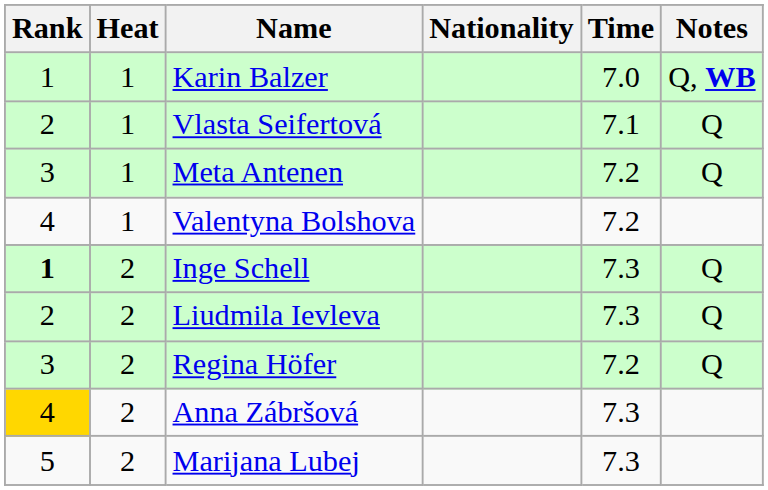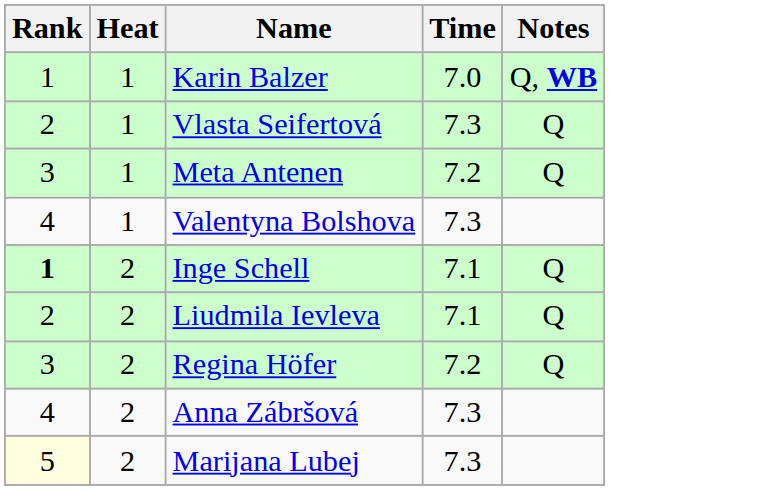- column: (501, 28)
(621, 124) 7.1 -> (463, 124) 7.3
(621, 220) 7.2 -> (463, 220) 7.3
(621, 268) 7.3 -> (463, 268) 7.1
(621, 316) 7.3 -> (463, 316) 7.1
(47, 412) gold background -> (47, 412) no background
(47, 460) no background -> (47, 460) lightyellow background
